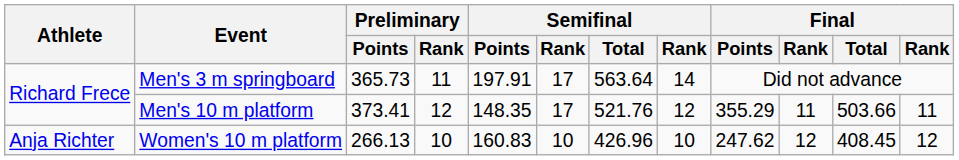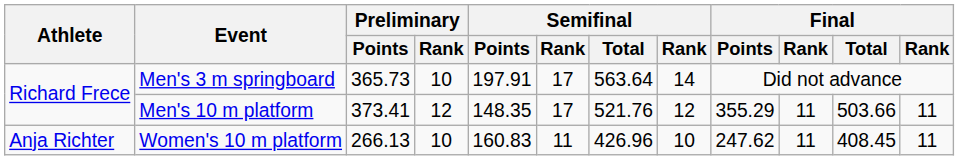(441, 80) 11 -> (441, 80) 10
(563, 141) 10 -> (563, 141) 11
(806, 141) 12 -> (806, 141) 11
(927, 141) 12 -> (927, 141) 11
